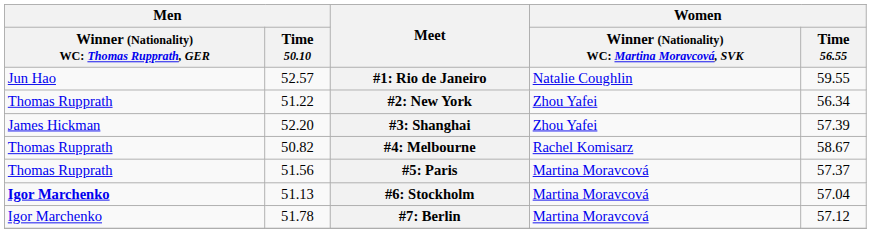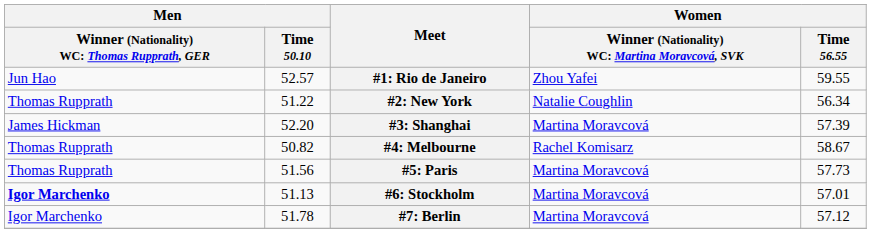(583, 78) Natalie Coughlin -> (565, 78) Zhou Yafei
(565, 101) Zhou Yafei -> (583, 101) Natalie Coughlin
(565, 124) Zhou Yafei -> (591, 124) Martina Moravcová
(833, 170) 57.37 -> (833, 170) 57.73
(833, 194) 57.04 -> (833, 194) 57.01
